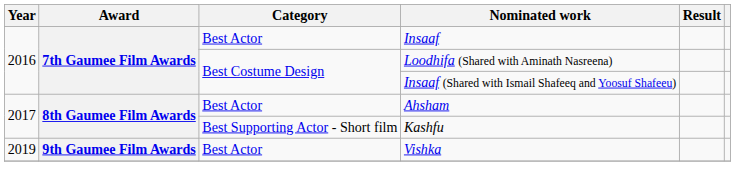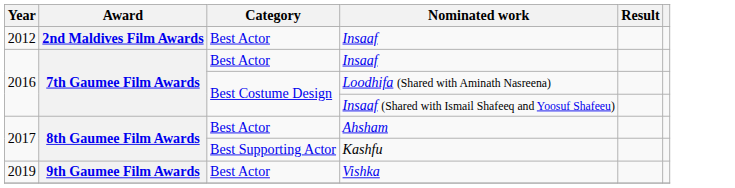+ row: (22, 37)
(300, 127) Best Supporting Actor - Short film -> (273, 149) Best Supporting Actor
